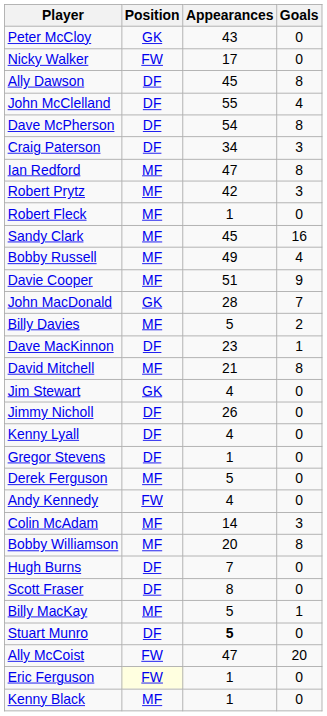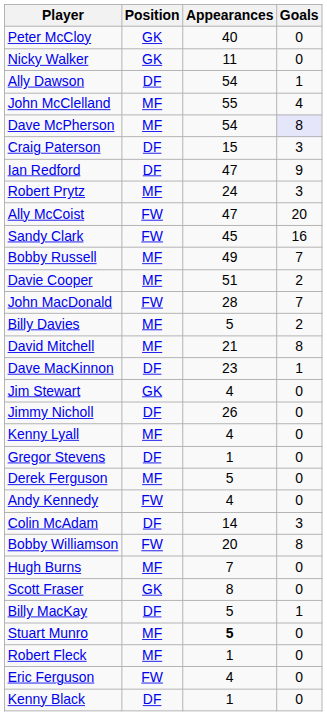(230, 37) 43 -> (230, 37) 40
(152, 59) FW -> (152, 59) GK
(230, 59) 17 -> (230, 59) 11
(230, 81) 45 -> (230, 81) 54
(299, 81) 8 -> (299, 81) 1
(152, 103) DF -> (152, 103) MF
(152, 125) DF -> (152, 125) MF
(299, 125) no background -> (299, 125) lavender background
(230, 147) 34 -> (230, 147) 15
(152, 170) MF -> (152, 170) DF
(299, 170) 8 -> (299, 170) 9
(230, 192) 42 -> (230, 192) 24
rows swapped: (46, 655) <-> (47, 214)
(152, 236) MF -> (152, 236) FW
(299, 258) 4 -> (299, 258) 7
(299, 280) 9 -> (299, 280) 2
(152, 302) GK -> (152, 302) FW
rows swapped: (61, 346) <-> (51, 368)
(152, 434) DF -> (152, 434) MF
(152, 523) MF -> (152, 523) DF
(152, 545) MF -> (152, 545) FW
(152, 567) DF -> (152, 567) MF
(152, 589) DF -> (152, 589) GK
(152, 611) MF -> (152, 611) DF
(152, 633) DF -> (152, 633) MF
(152, 677) lightyellow background -> (152, 677) no background
(230, 677) 1 -> (230, 677) 4
(152, 699) MF -> (152, 699) DF
